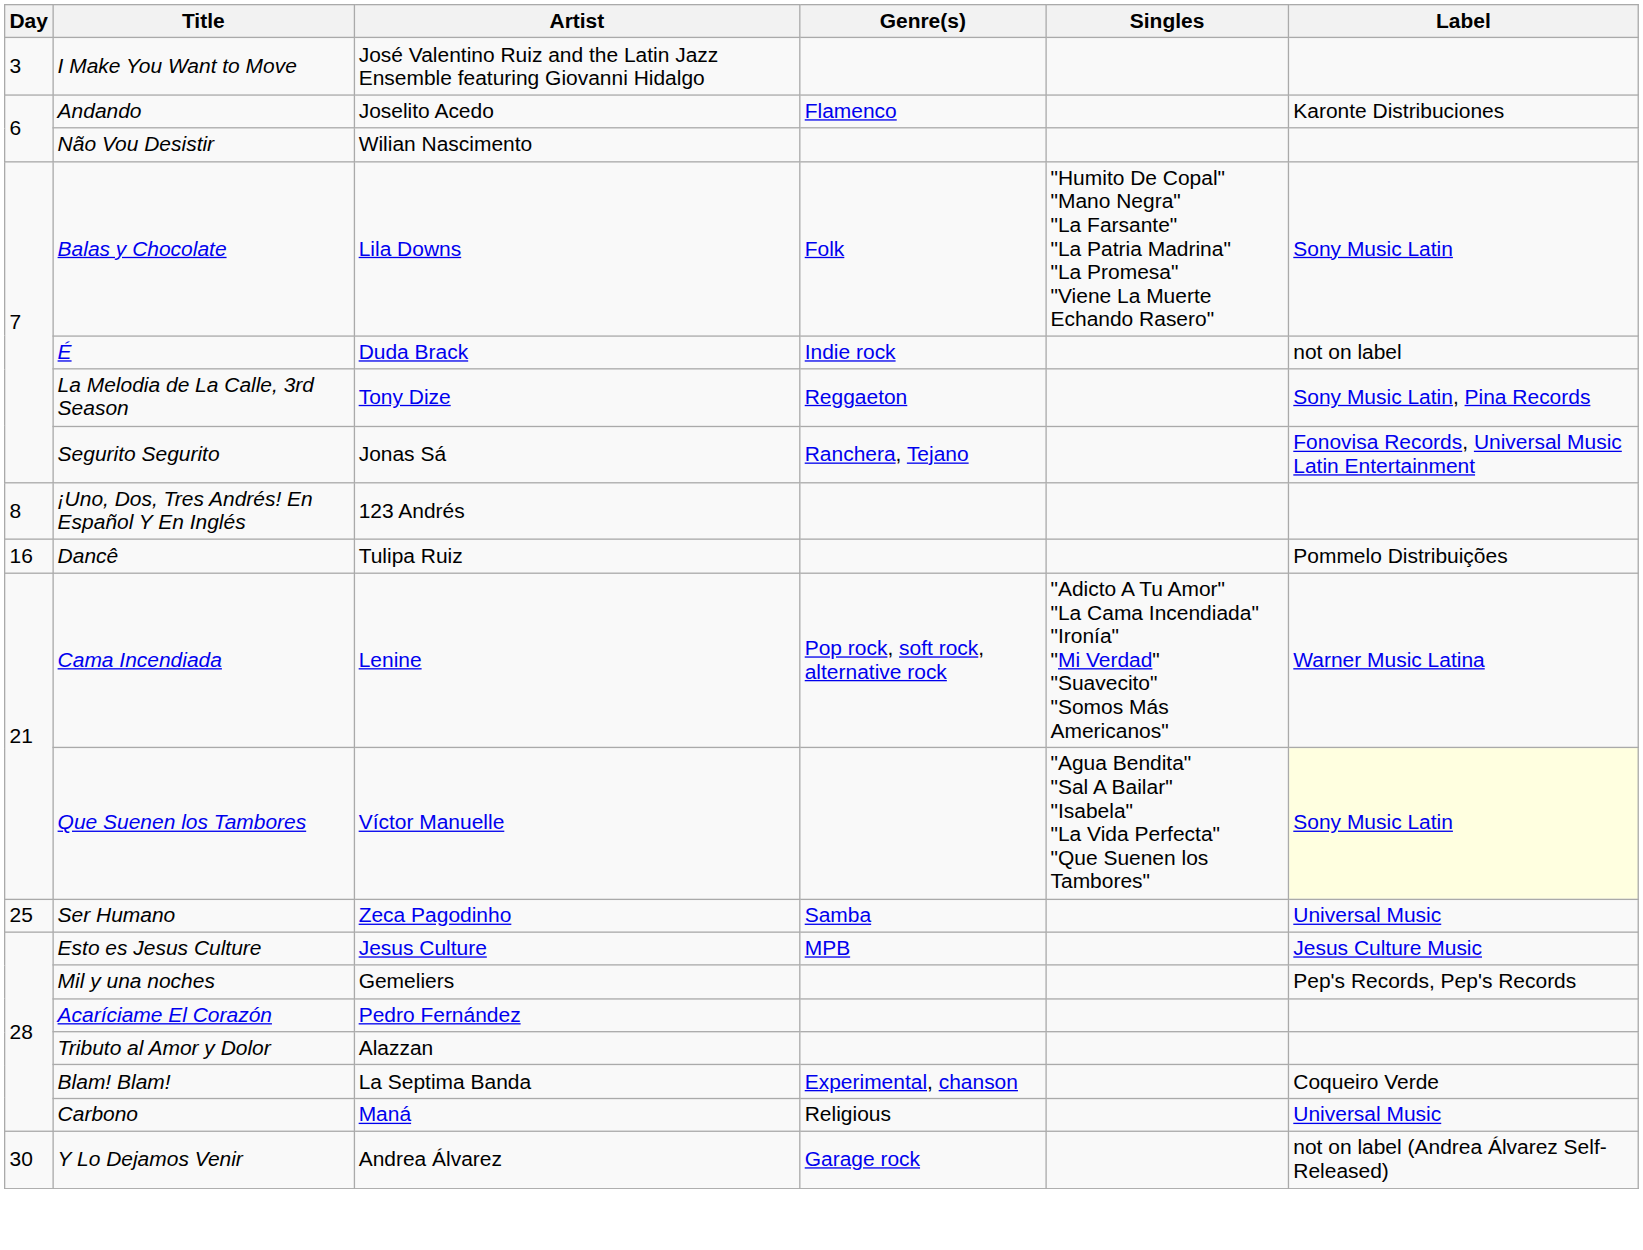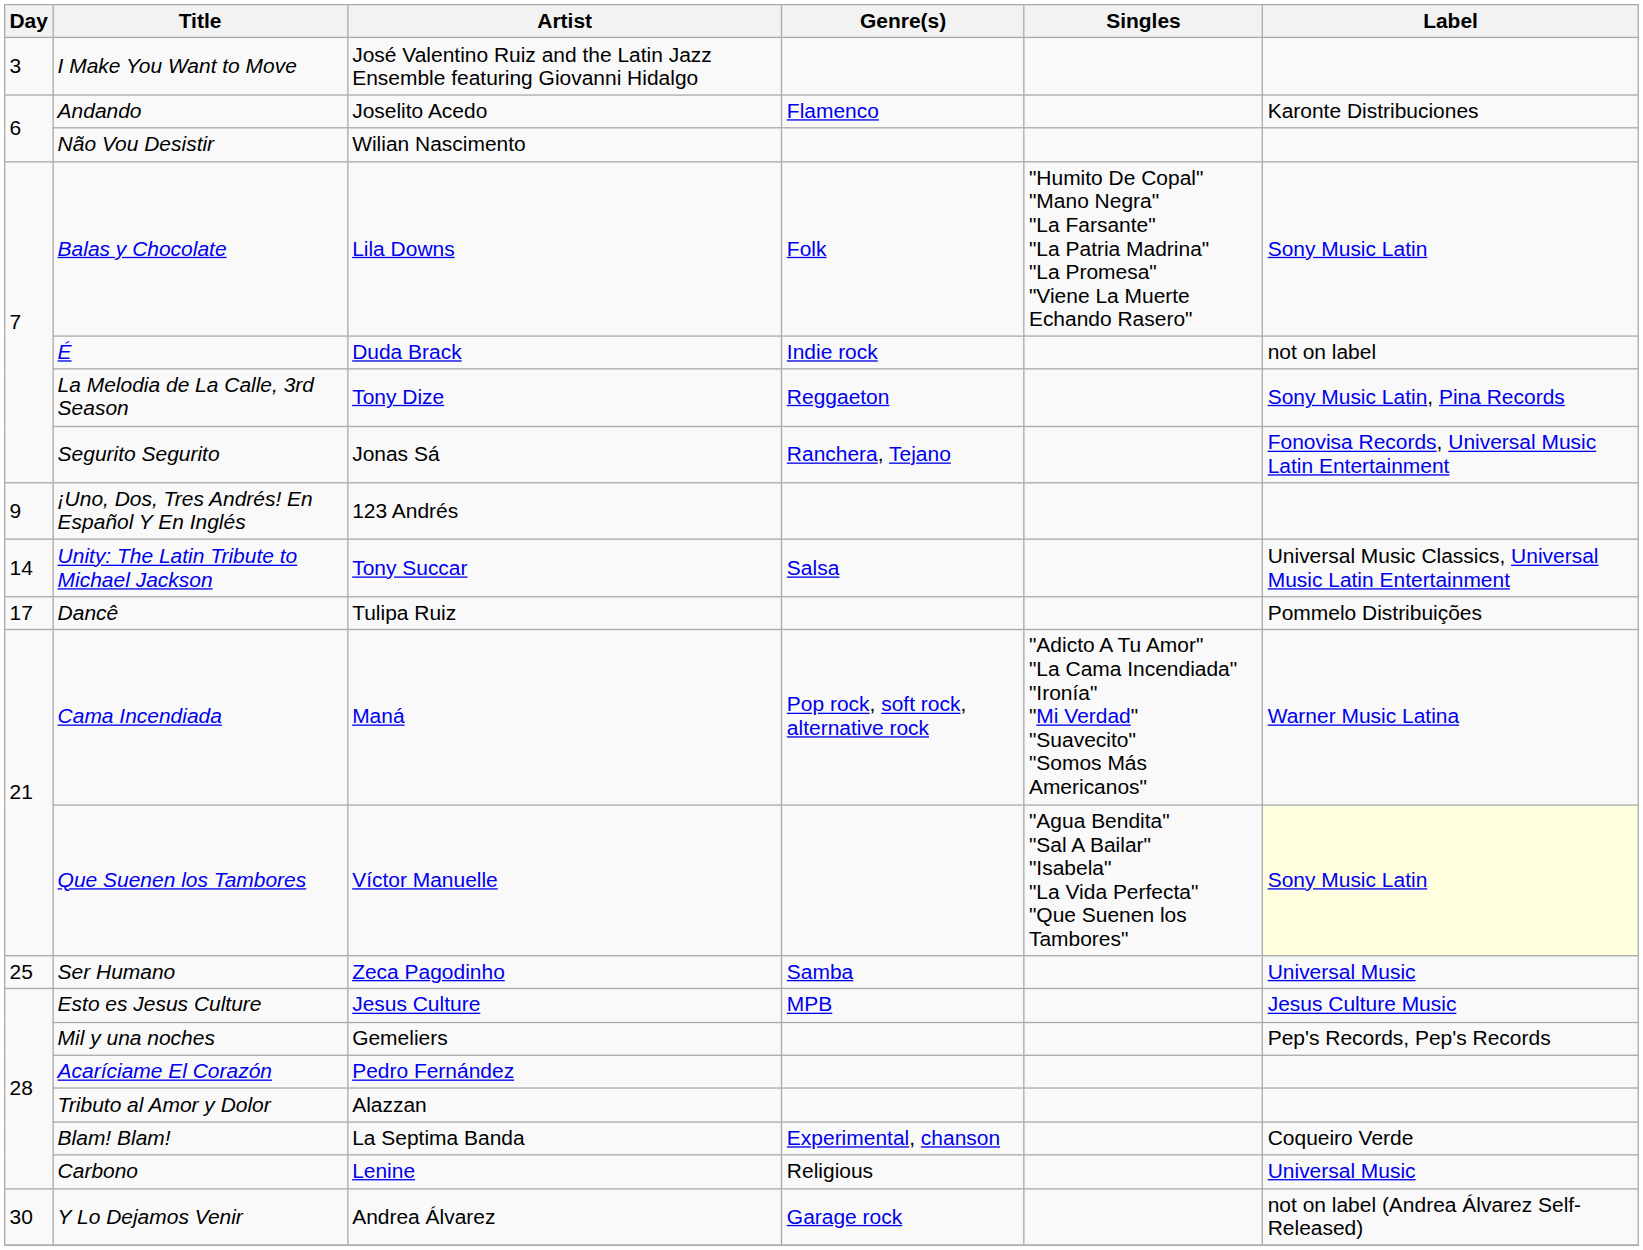(15, 511) 8 -> (15, 511) 9
+ row: (177, 567)
(21, 556) 16 -> (21, 612) 17
(390, 660) Lenine -> (378, 716) Maná
(385, 1114) Maná -> (384, 1171) Lenine
